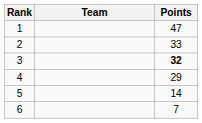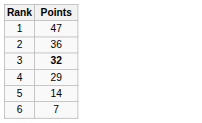- column: (95, 12)
(176, 45) 33 -> (56, 45) 36
